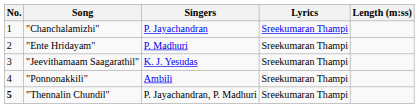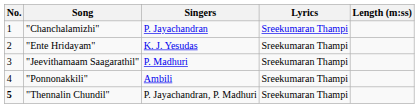(166, 46) P. Madhuri -> (171, 46) K. J. Yesudas
(171, 62) K. J. Yesudas -> (166, 62) P. Madhuri
